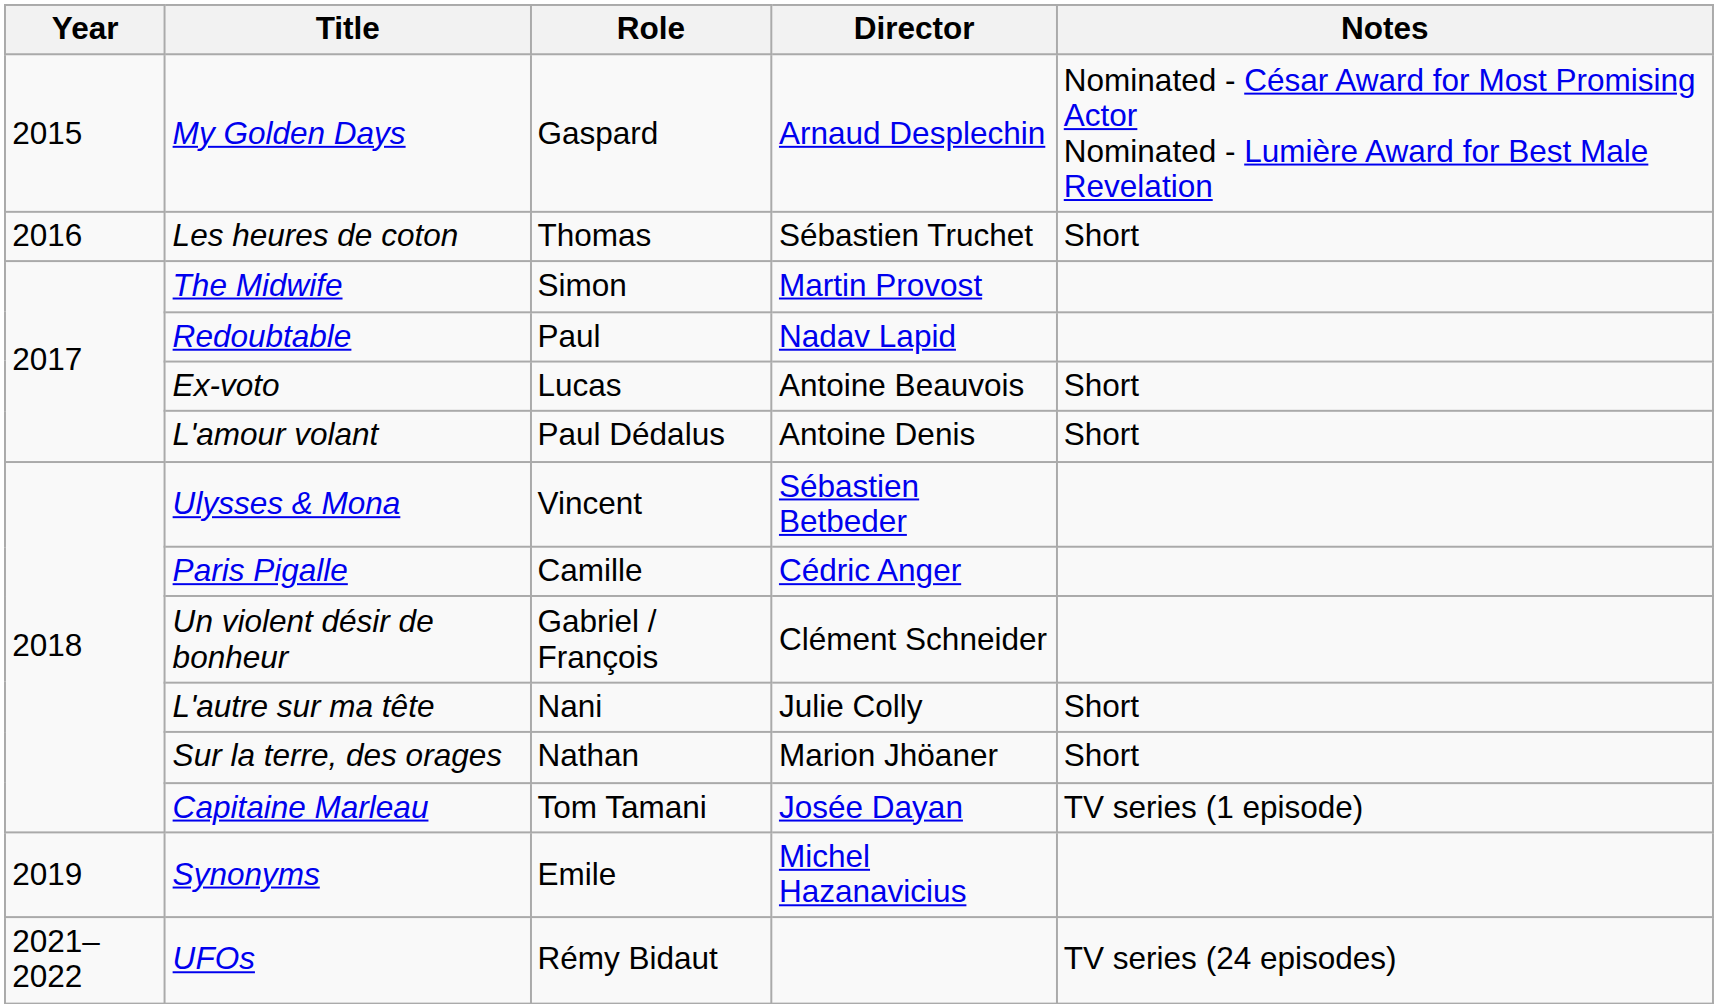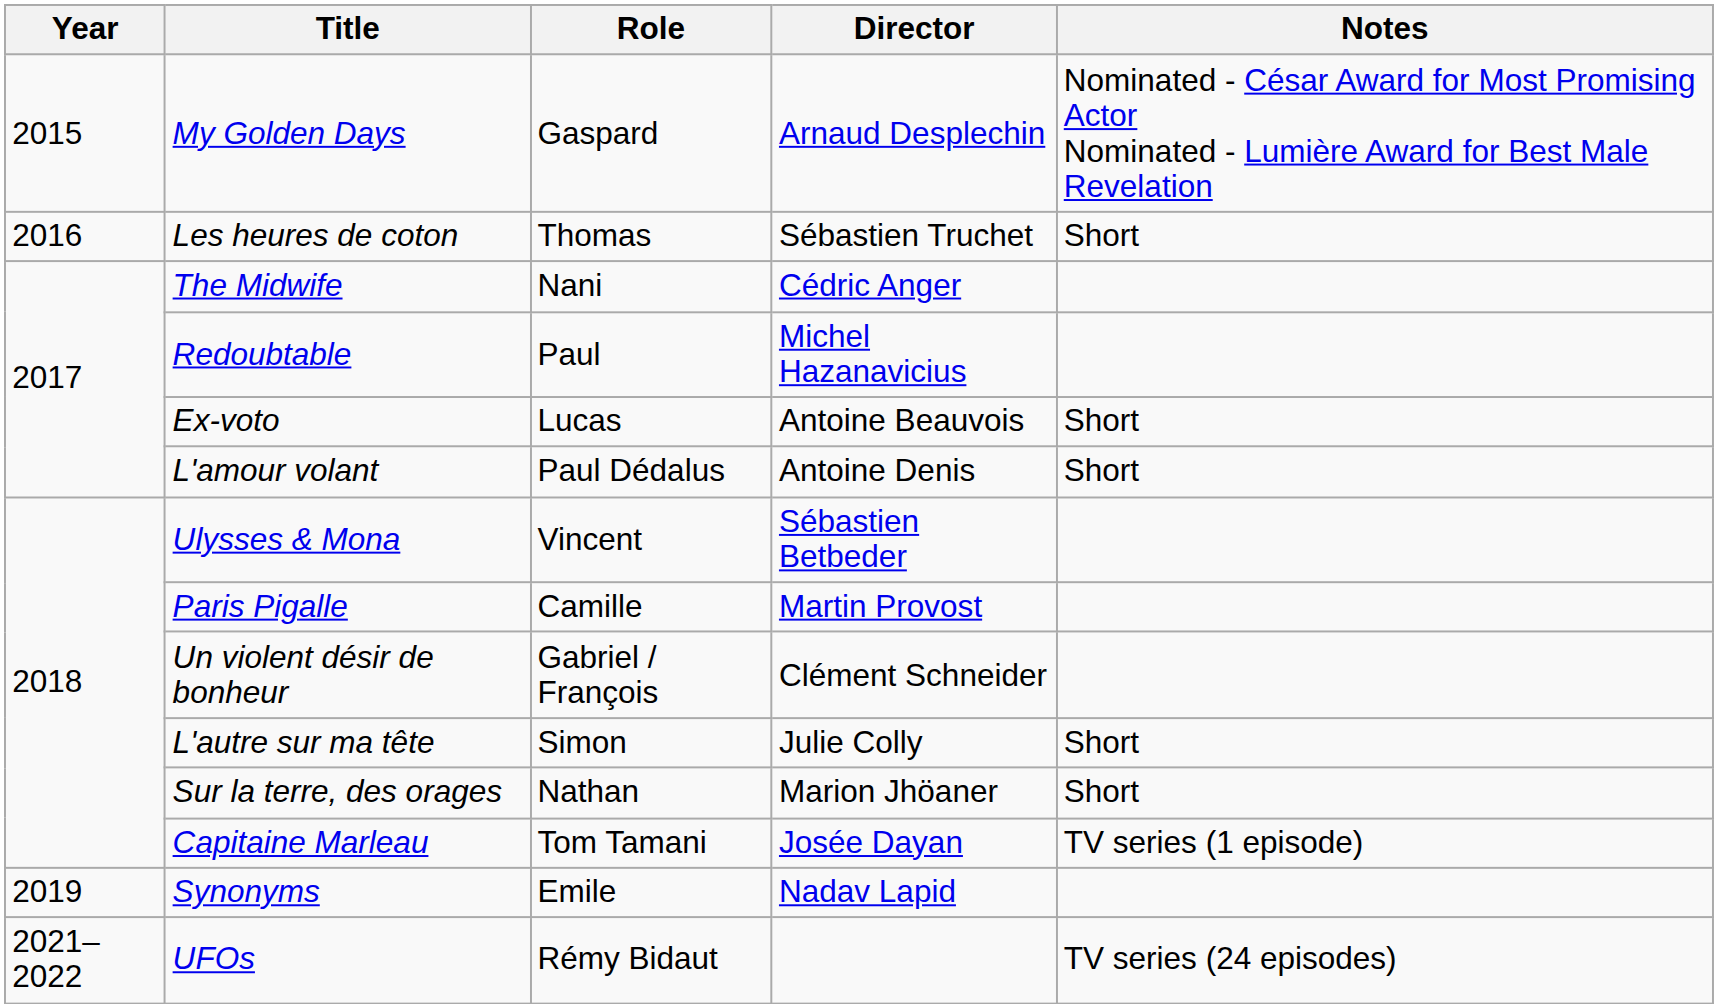(582, 285) Simon -> (570, 285) Nani
(881, 285) Martin Provost -> (870, 285) Cédric Anger
(867, 335) Nadav Lapid -> (873, 353) Michel Hazanavicius
(870, 571) Cédric Anger -> (881, 606) Martin Provost
(570, 706) Nani -> (582, 742) Simon
(873, 874) Michel Hazanavicius -> (867, 892) Nadav Lapid
